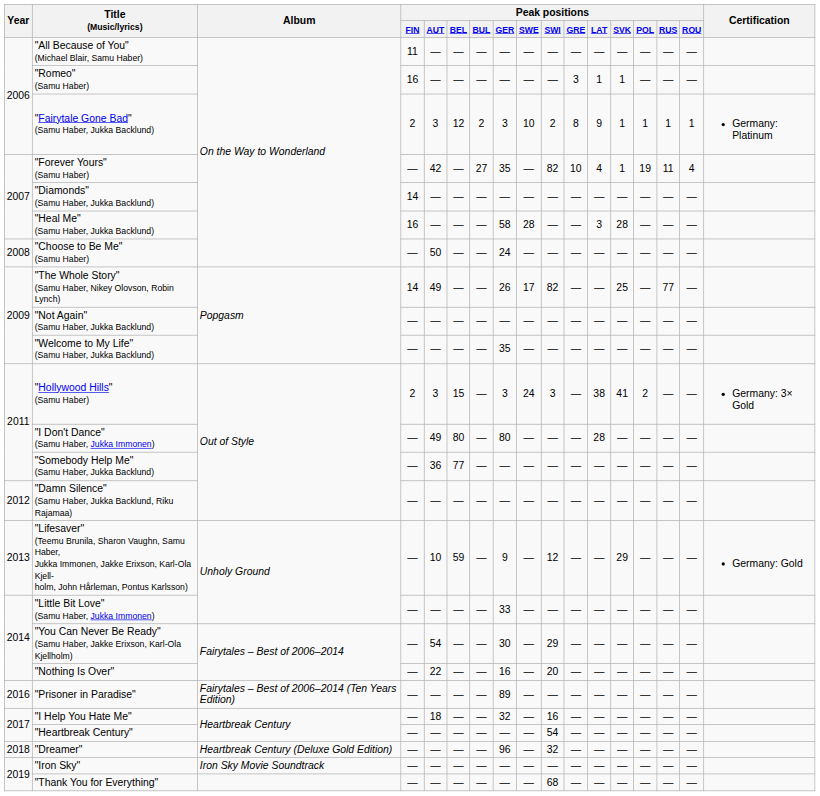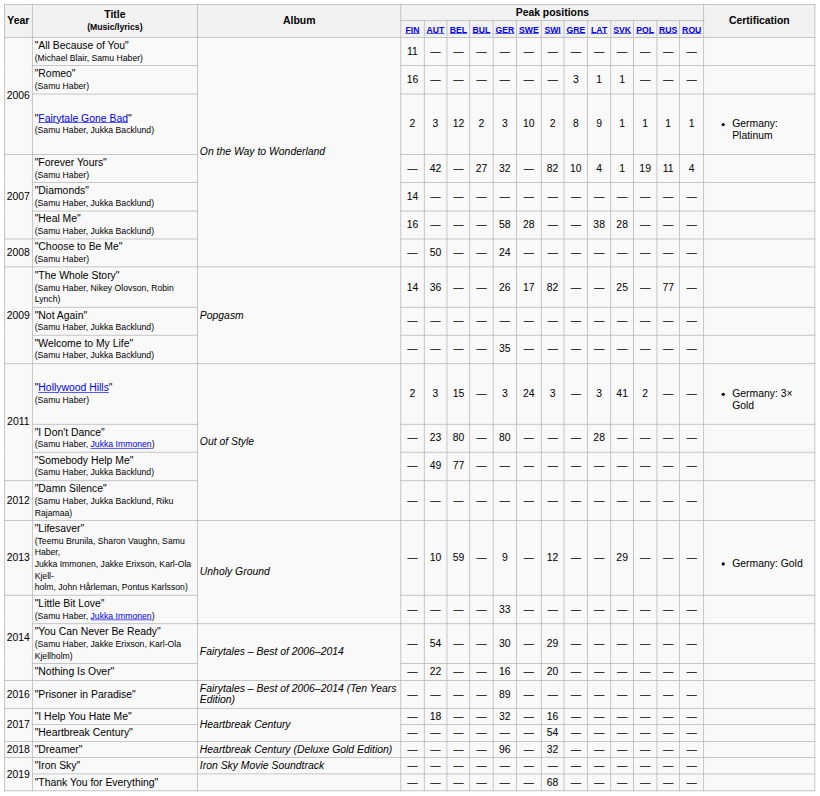(505, 168) 35 -> (505, 168) 32
(599, 225) 3 -> (599, 225) 38
(436, 287) 49 -> (436, 287) 36
(599, 393) 38 -> (599, 393) 3
(436, 438) 49 -> (436, 438) 23
(436, 466) 36 -> (436, 466) 49
